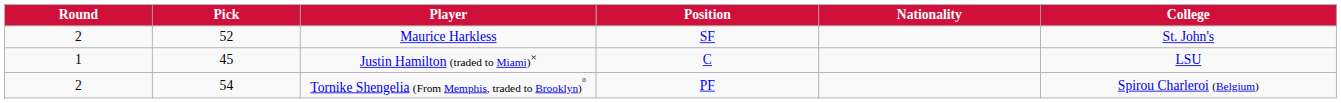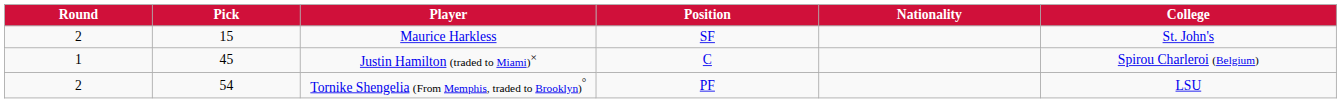(226, 36) 52 -> (226, 36) 15
(1188, 60) LSU -> (1188, 60) Spirou Charleroi (Belgium)
(1188, 85) Spirou Charleroi (Belgium) -> (1188, 85) LSU
